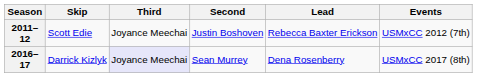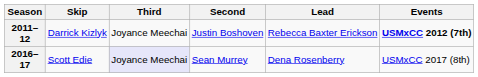(70, 33) Scott Edie -> (77, 33) Darrick Kizlyk
(426, 33) normal -> (427, 33) bold
(77, 59) Darrick Kizlyk -> (70, 59) Scott Edie
